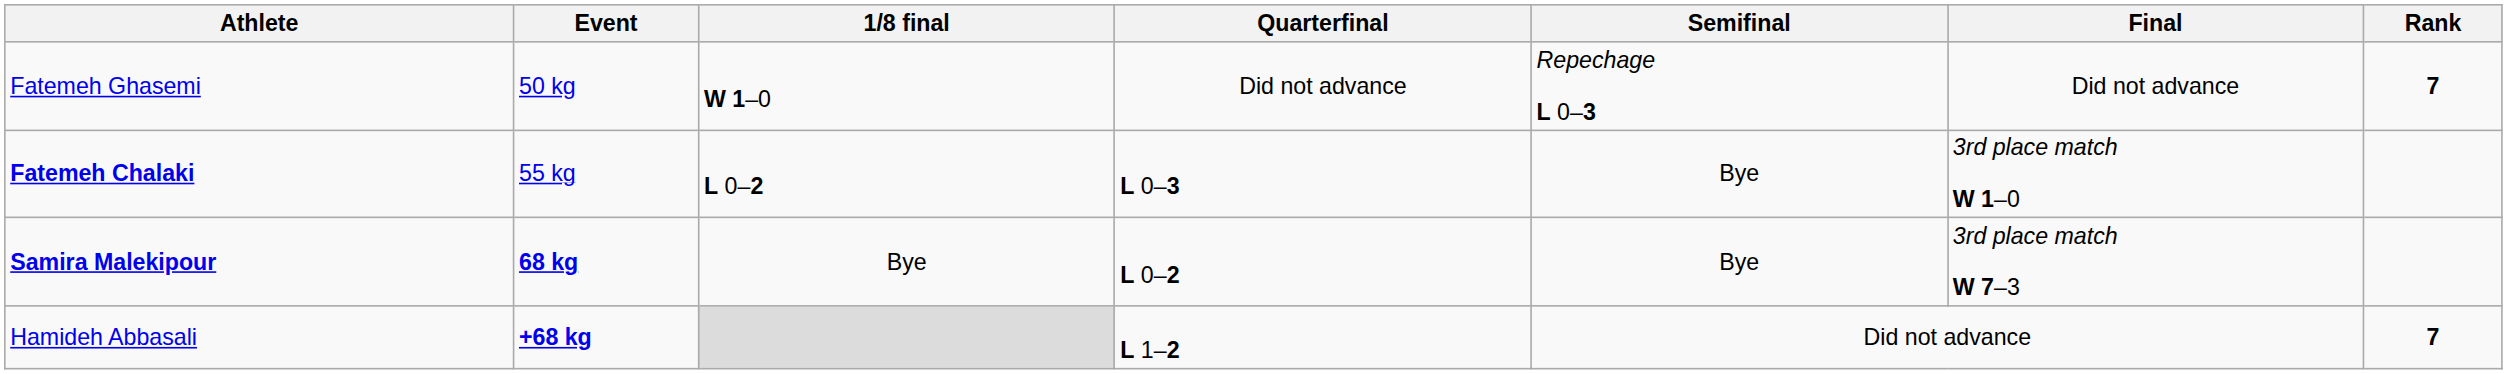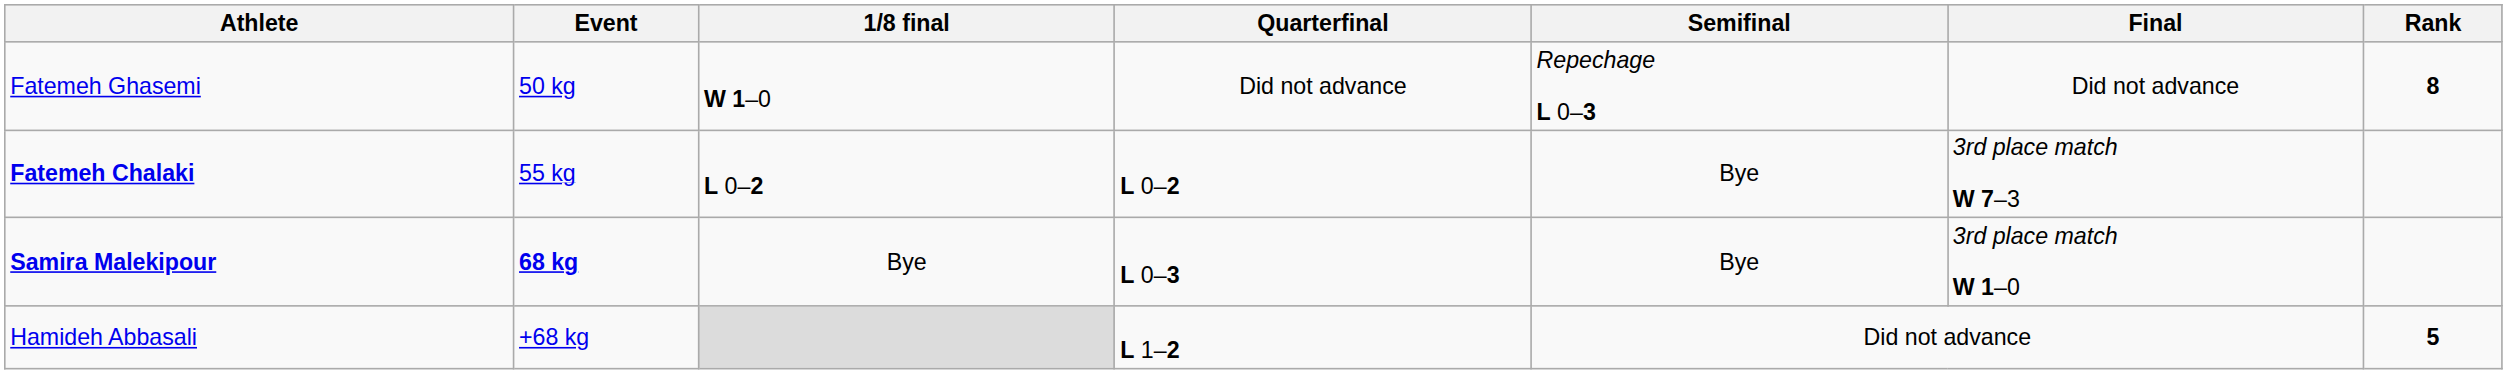(2433, 86) 7 -> (2433, 86) 8
(1150, 187) L 0–3 -> (1150, 187) L 0–2
(2035, 174) 3rd place match W 1–0 -> (2035, 174) 3rd place match W 7–3
(1150, 275) L 0–2 -> (1150, 275) L 0–3
(2035, 262) 3rd place match W 7–3 -> (2035, 262) 3rd place match W 1–0
(555, 337) bold -> (554, 337) normal
(2433, 337) 7 -> (2433, 337) 5
